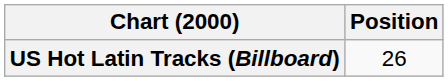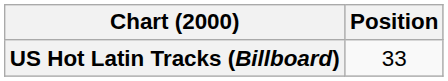(394, 57) 26 -> (394, 57) 33
